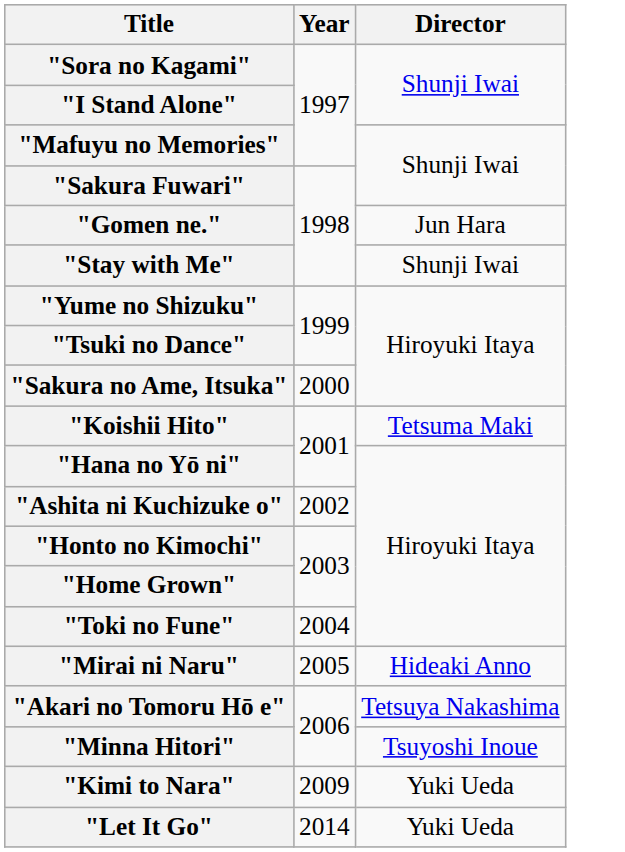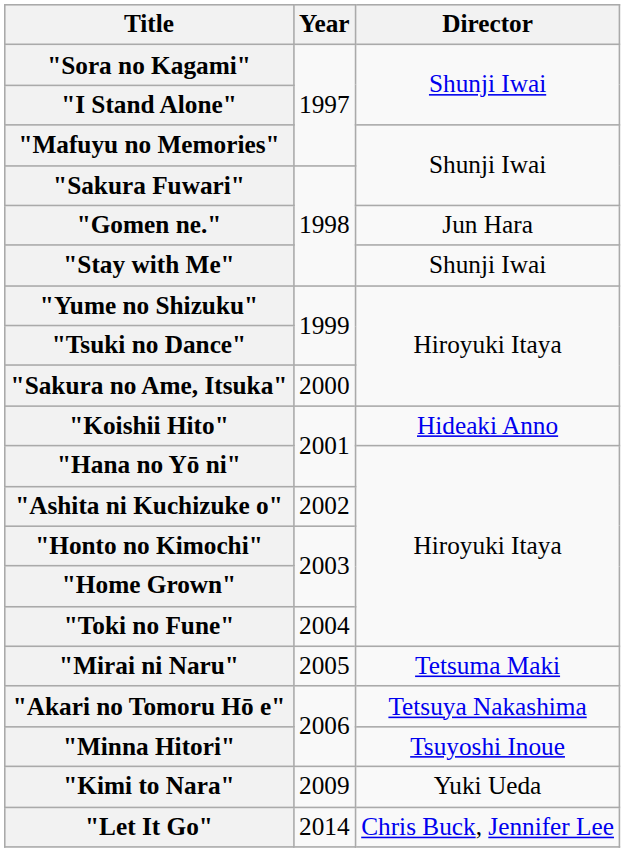(460, 425) Tetsuma Maki -> (488, 425) Hideaki Anno
(460, 666) Hideaki Anno -> (488, 666) Tetsuma Maki
(460, 826) Yuki Ueda -> (488, 826) Chris Buck, Jennifer Lee
